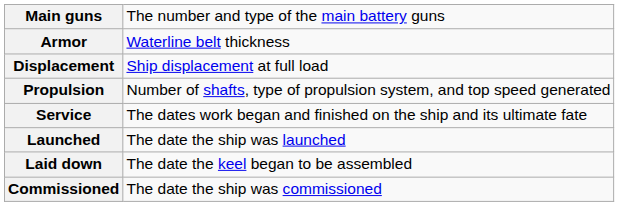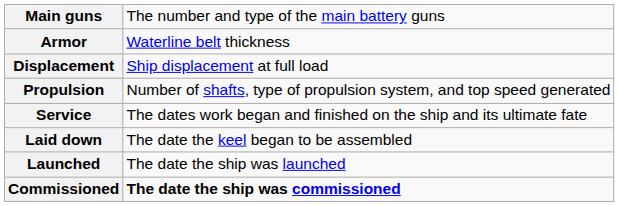rows swapped: (64, 164) <-> (64, 139)
(254, 189) normal -> (264, 189) bold
